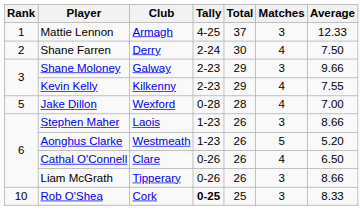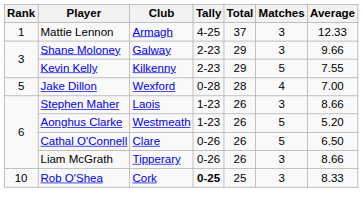- row: (76, 50)
(282, 86) 4 -> (282, 68) 5
(282, 159) 4 -> (282, 141) 5
